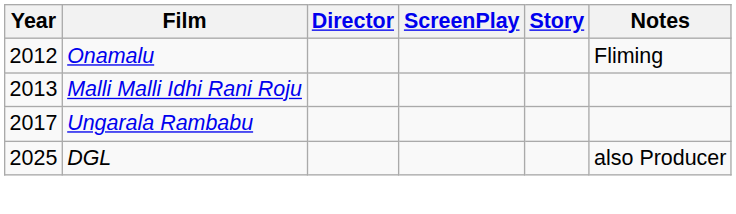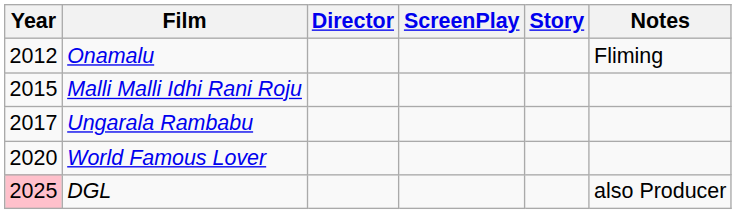(33, 89) 2013 -> (33, 89) 2015
+ row: (167, 157)
(33, 157) no background -> (33, 191) pink background
